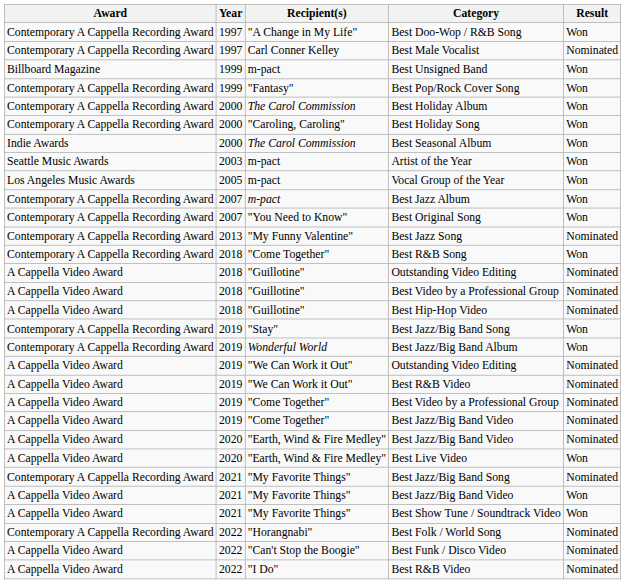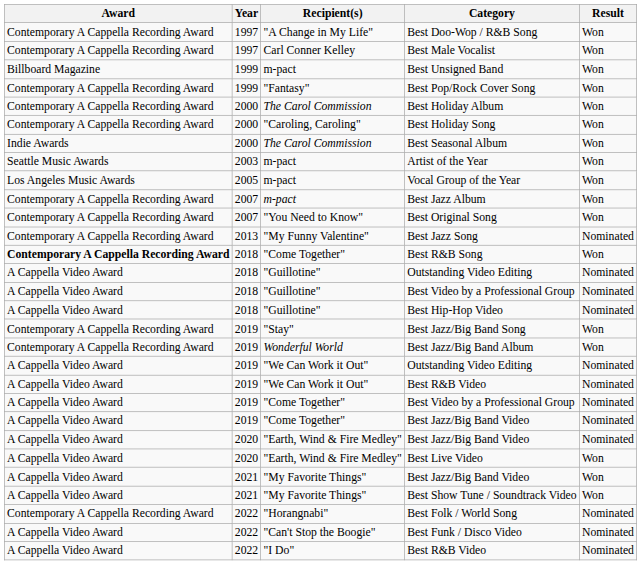(592, 50) Nominated -> (593, 50) Won
(110, 254) normal -> (118, 254) bold
- row: (299, 476)
